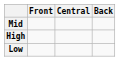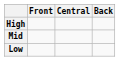rows swapped: (16, 37) <-> (16, 24)
